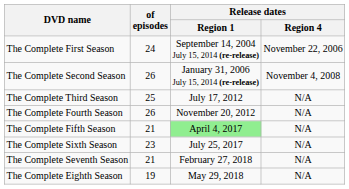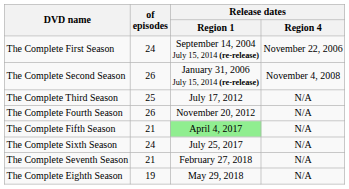(150, 144) 23 -> (150, 144) 24
